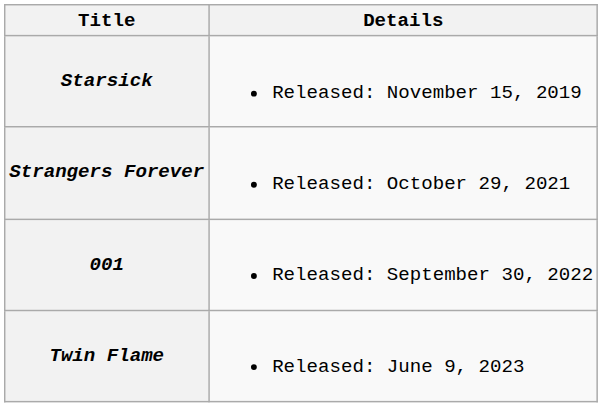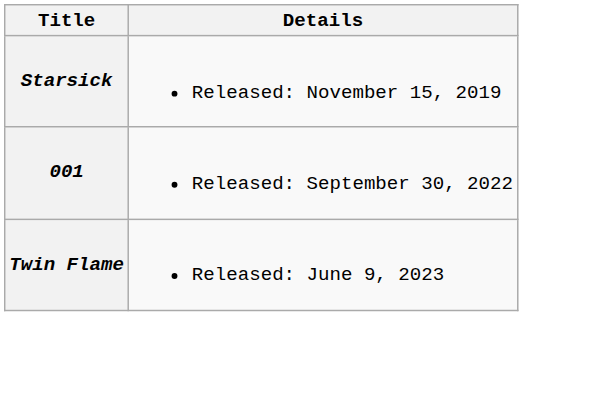- row: (107, 173)
